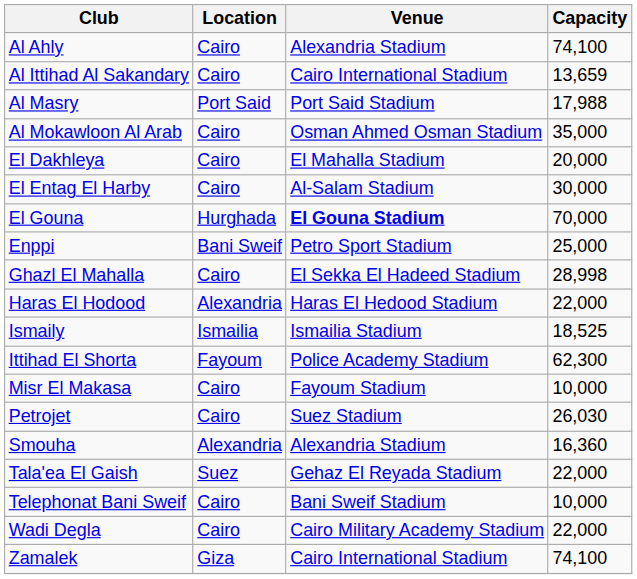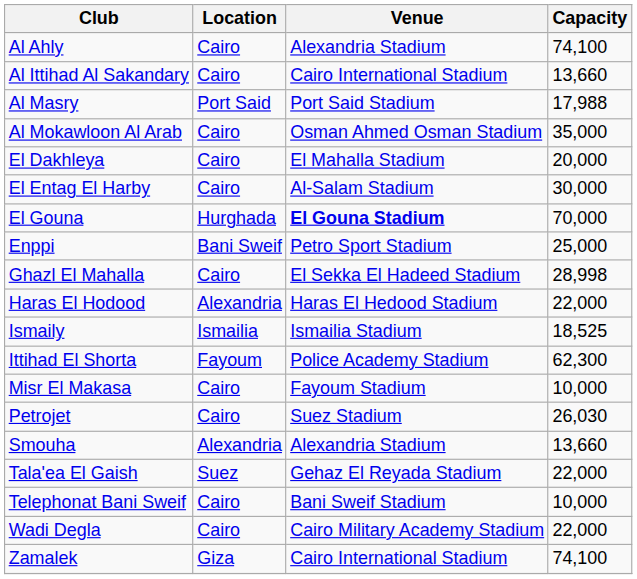(580, 75) 13,659 -> (580, 75) 13,660
(580, 445) 16,360 -> (580, 445) 13,660
